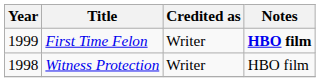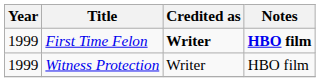(186, 40) normal -> (188, 40) bold
(23, 64) 1998 -> (23, 64) 1999
